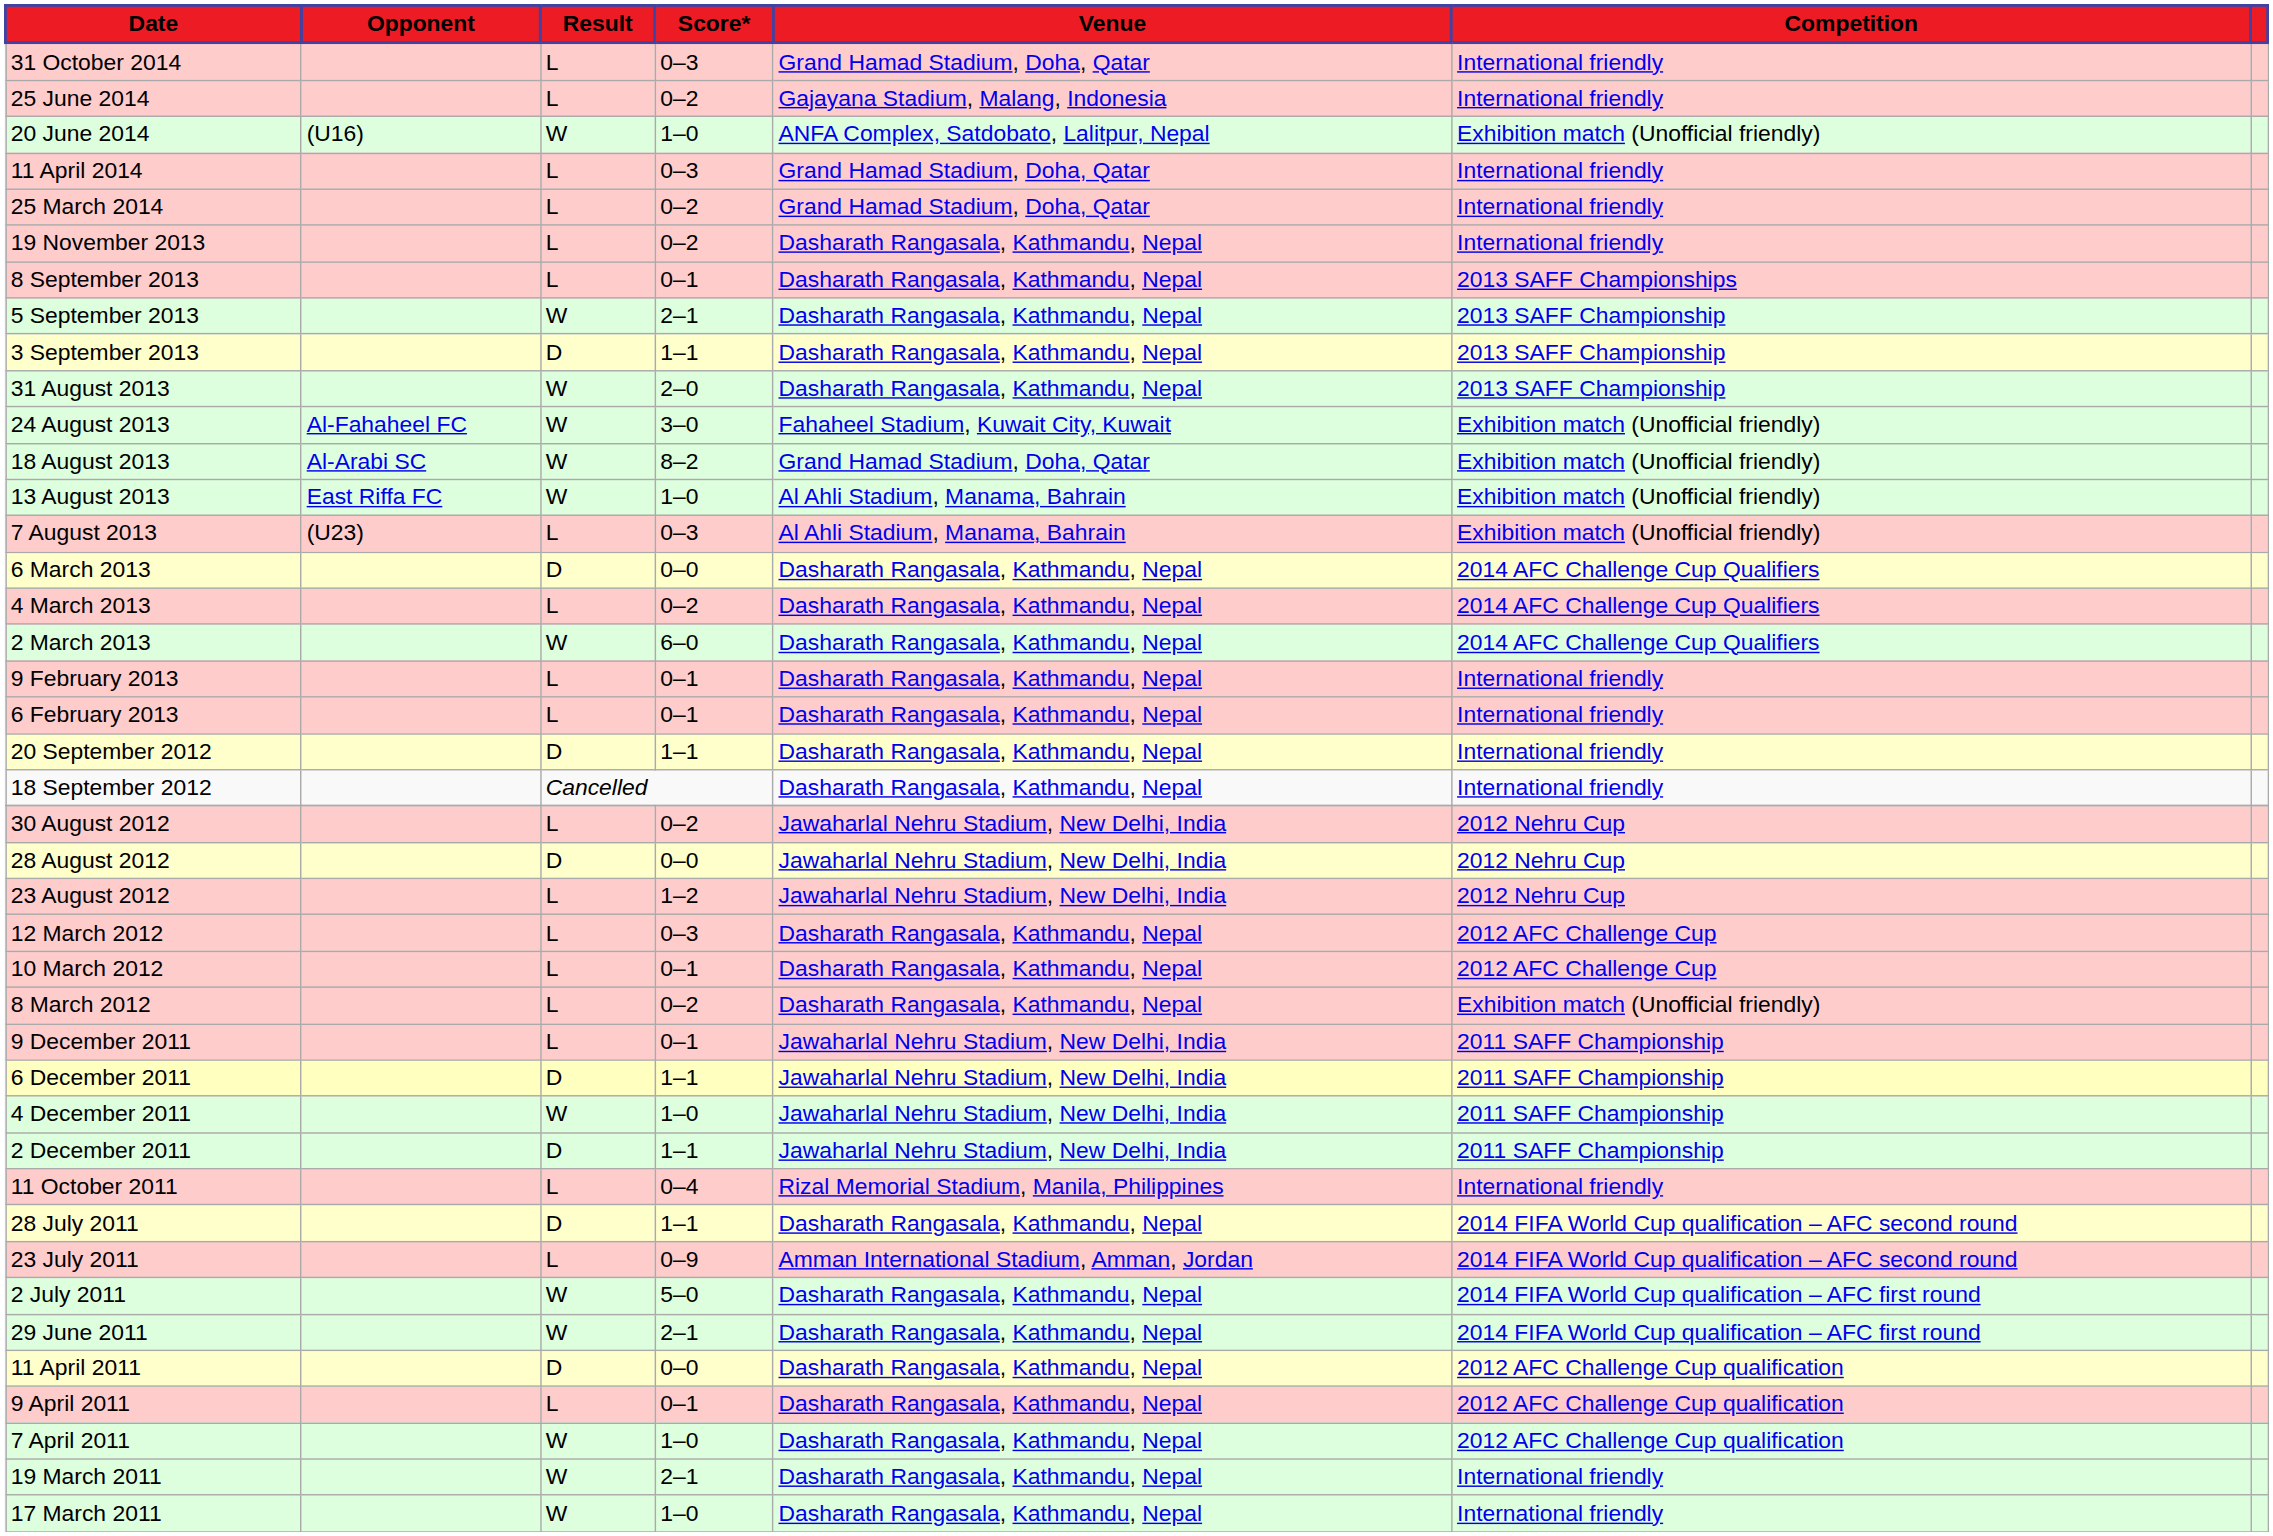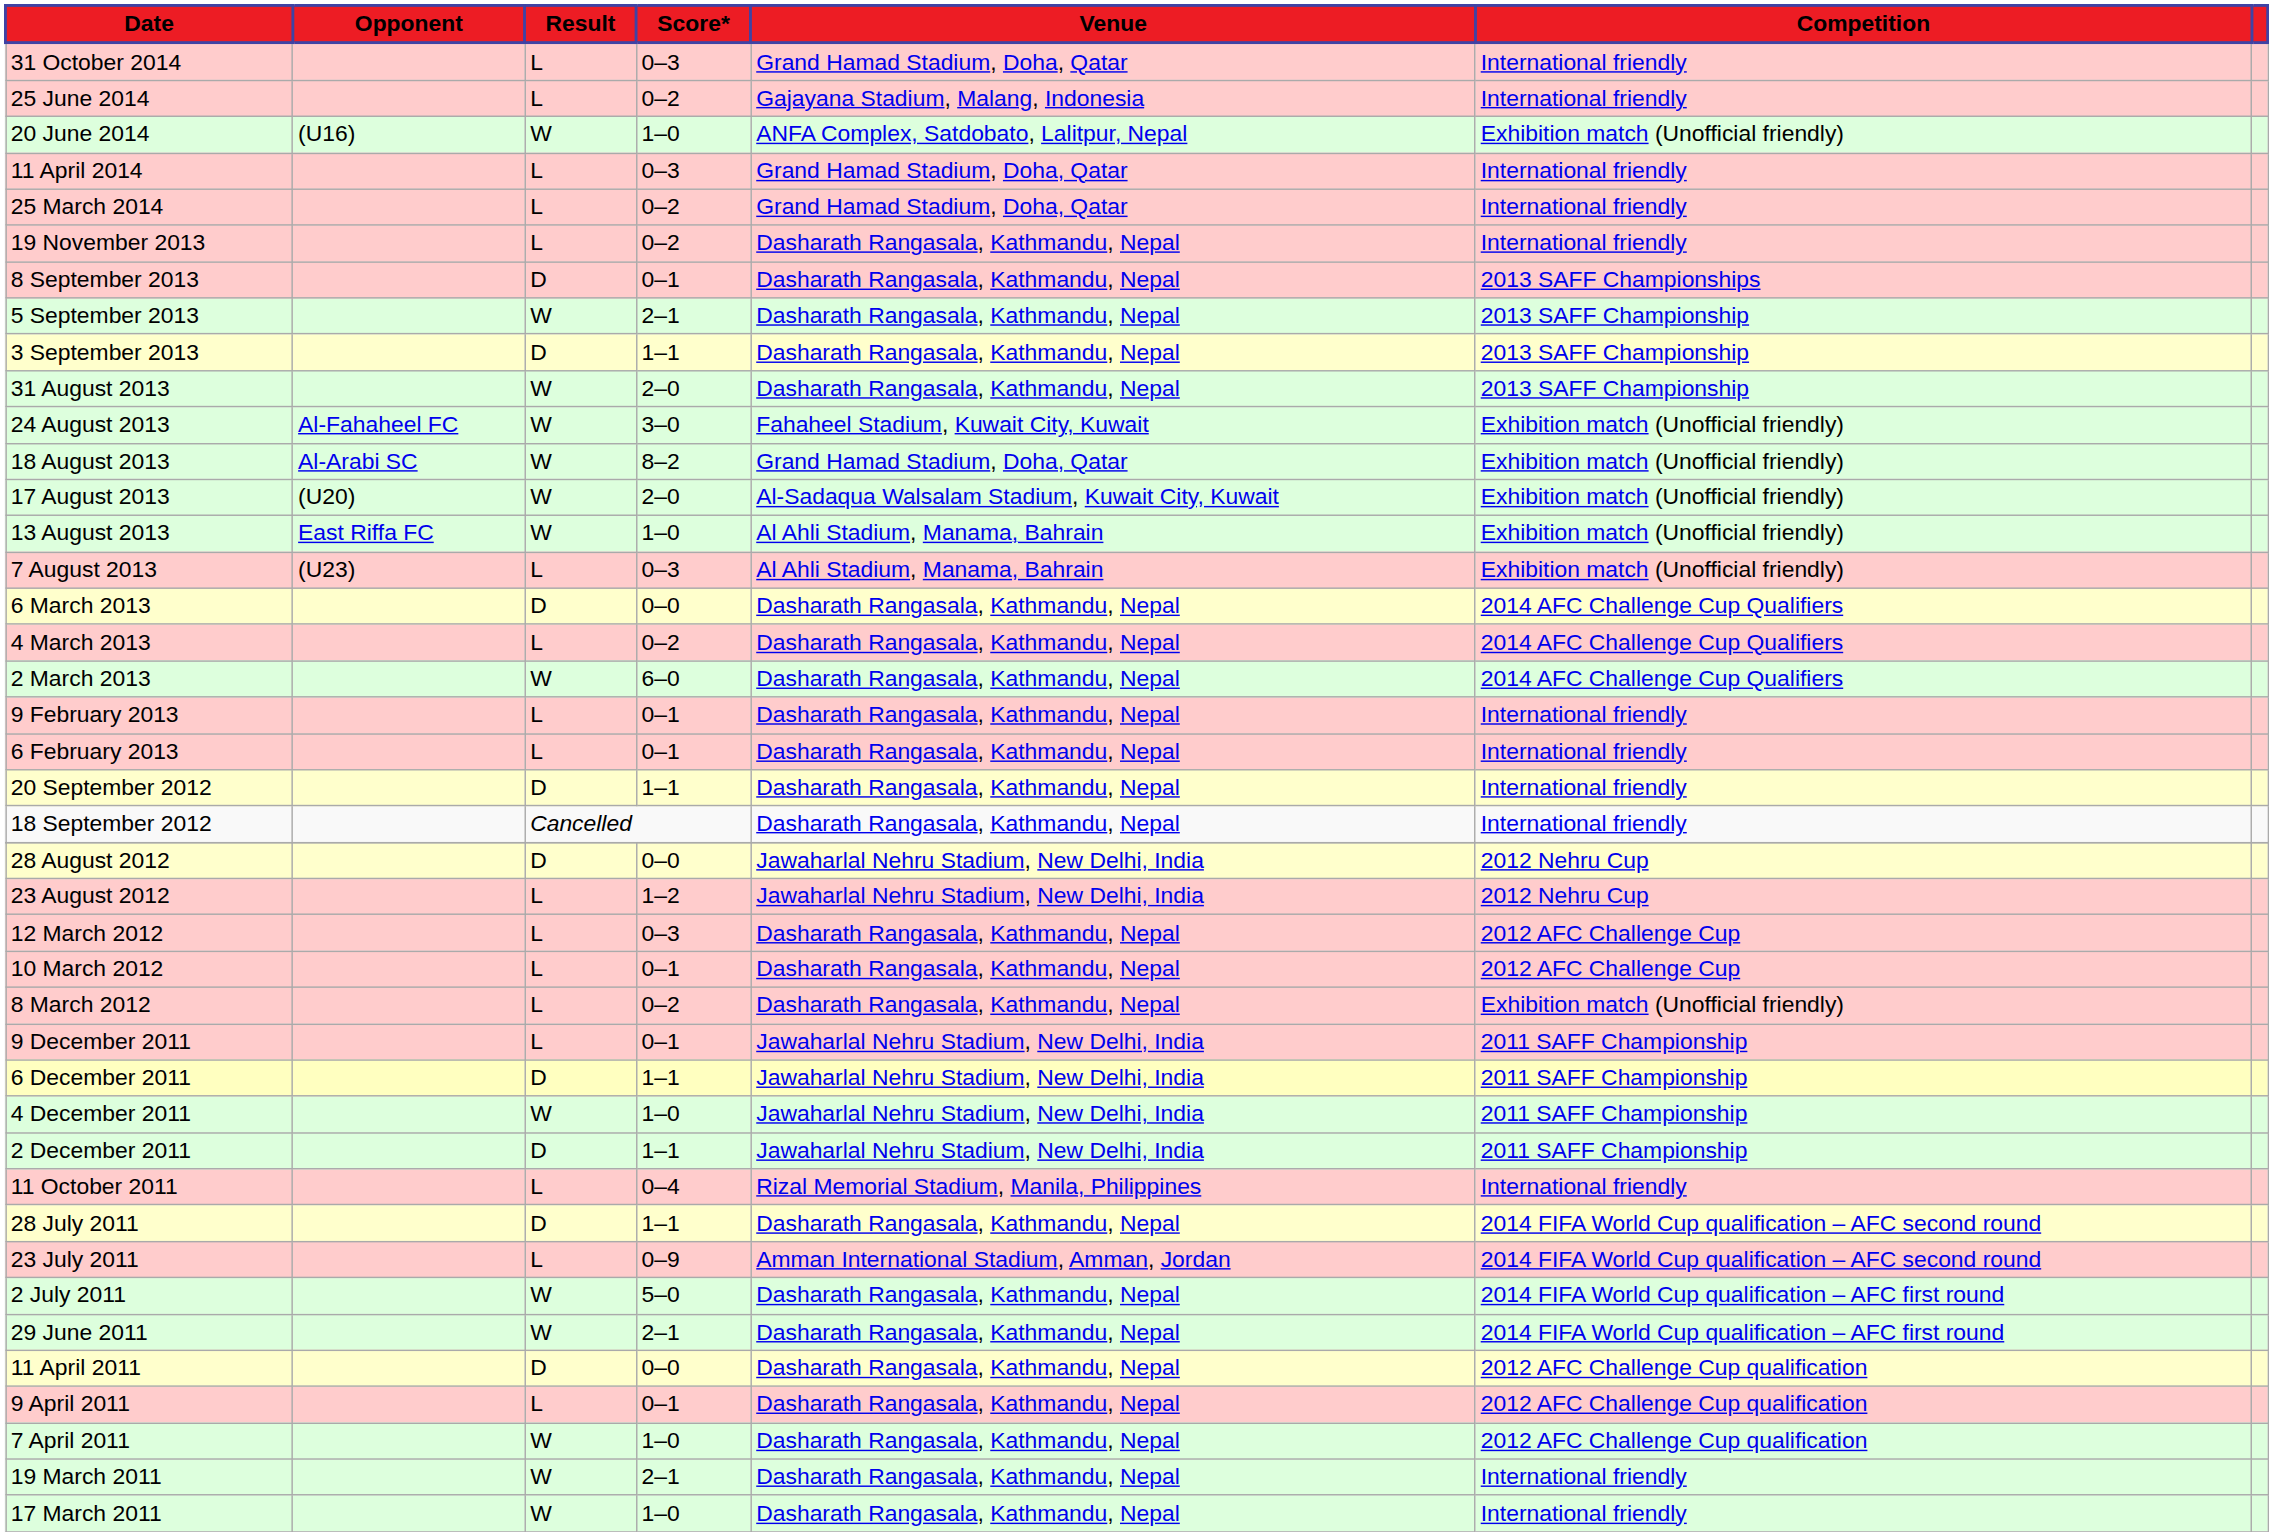(552, 279) L -> (538, 279) D
+ row: (90, 497)
- row: (90, 823)
